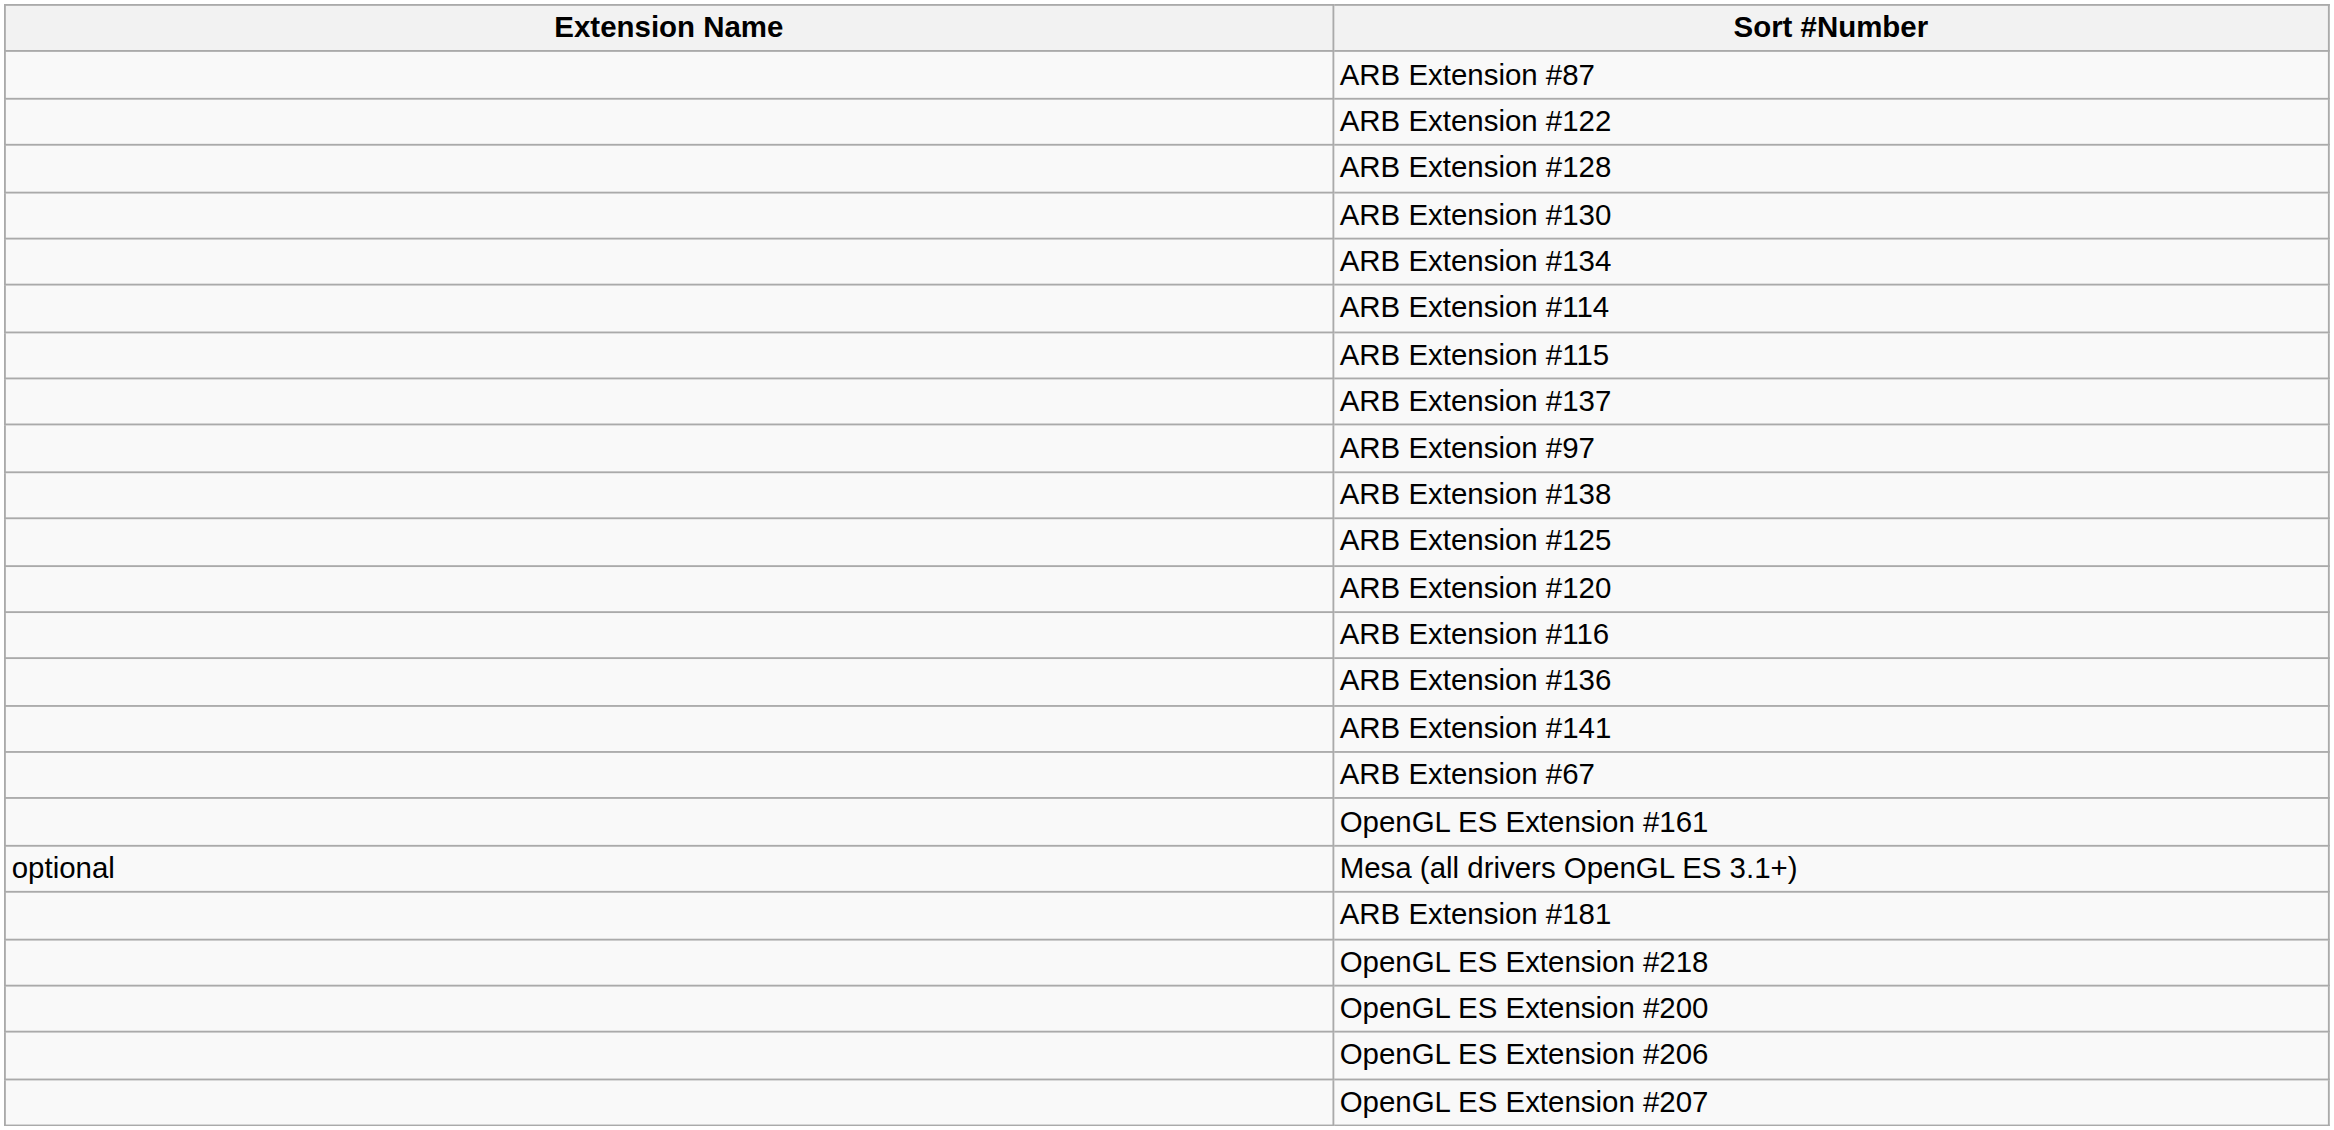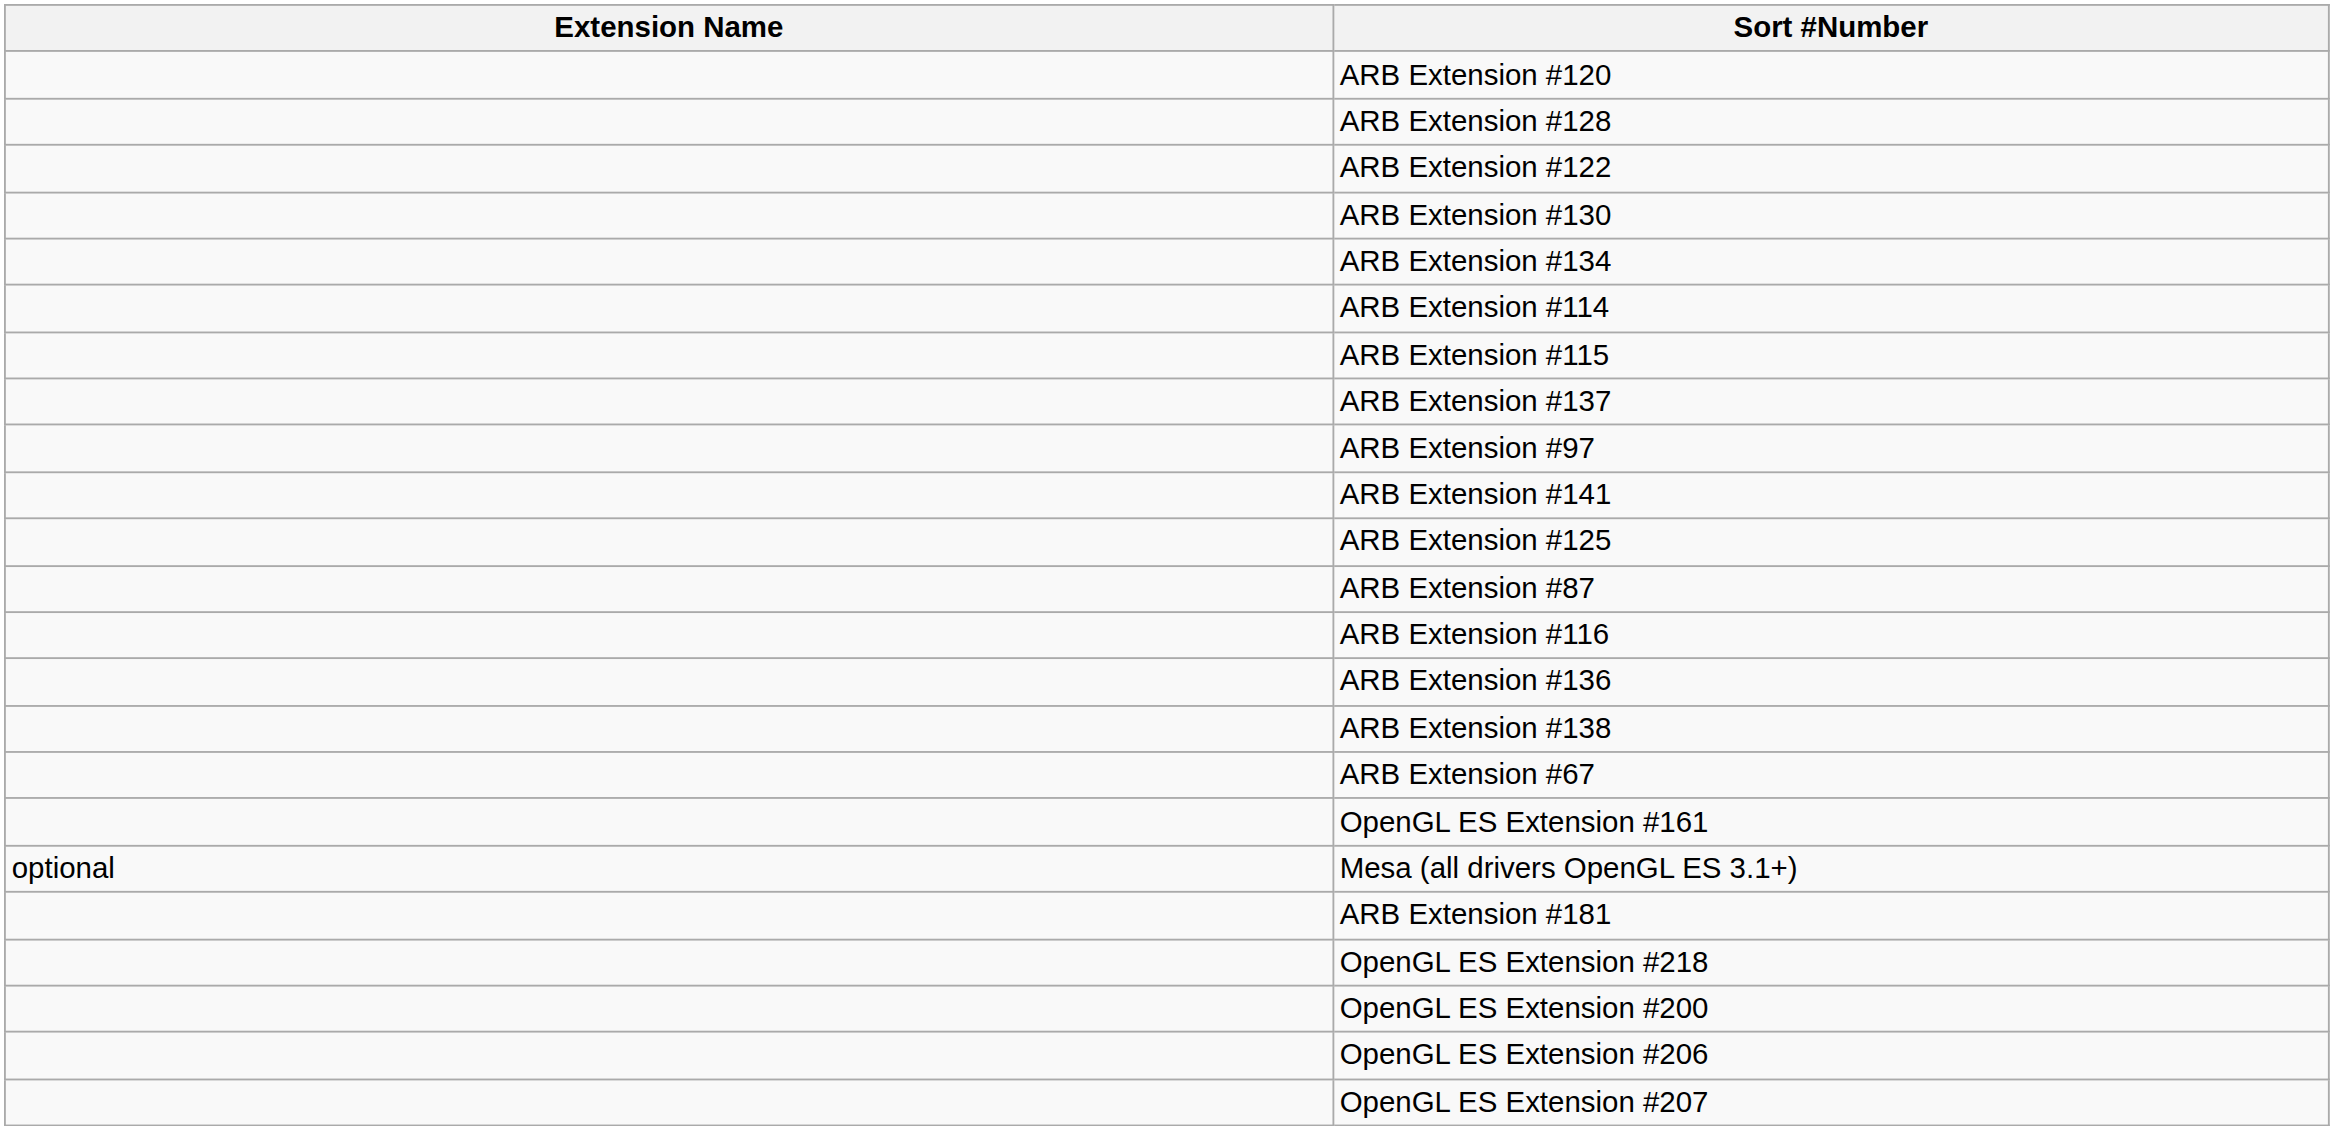rows swapped: (1476, 588) <-> (1467, 74)
rows swapped: (1476, 121) <-> (1476, 167)
rows swapped: (1476, 494) <-> (1476, 728)
